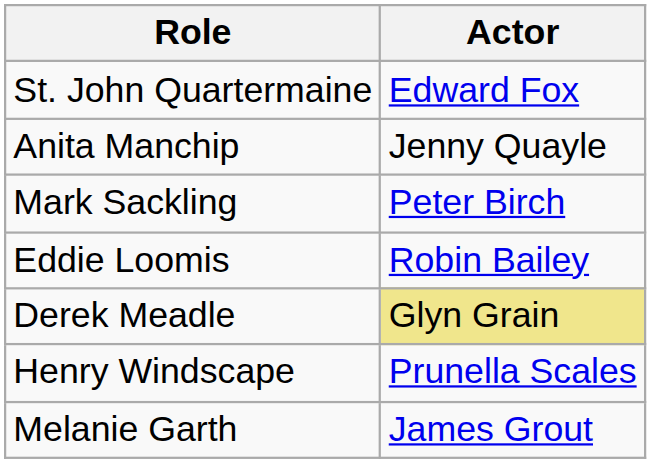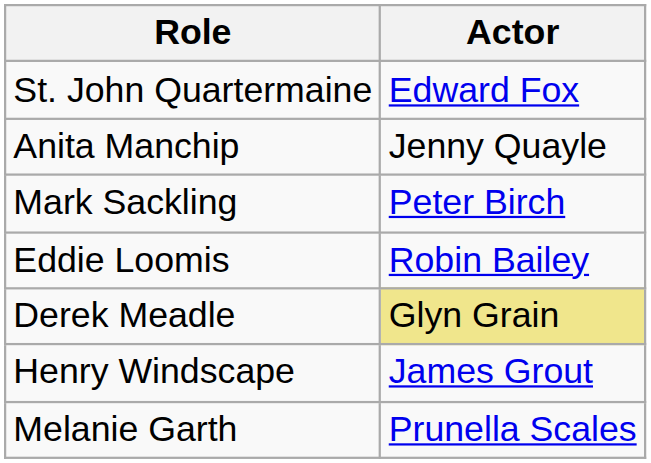(513, 372) Prunella Scales -> (491, 372) James Grout
(491, 428) James Grout -> (513, 428) Prunella Scales
